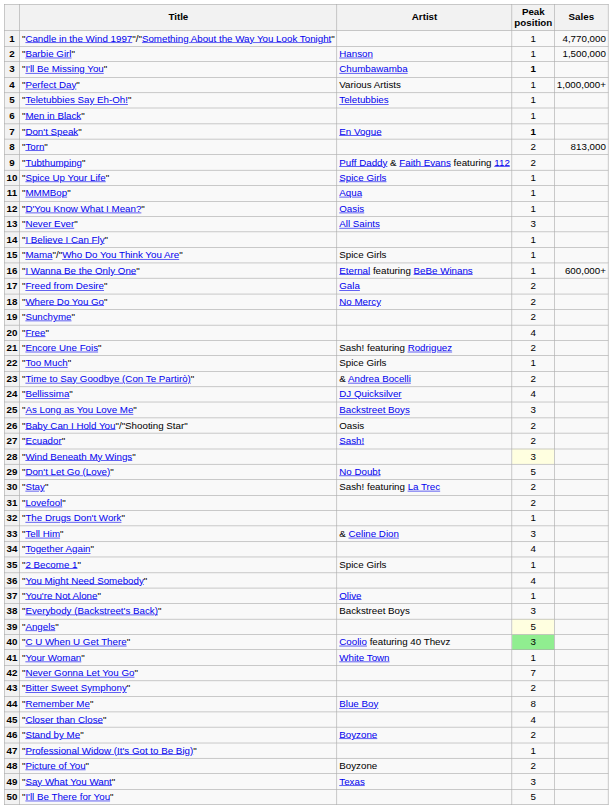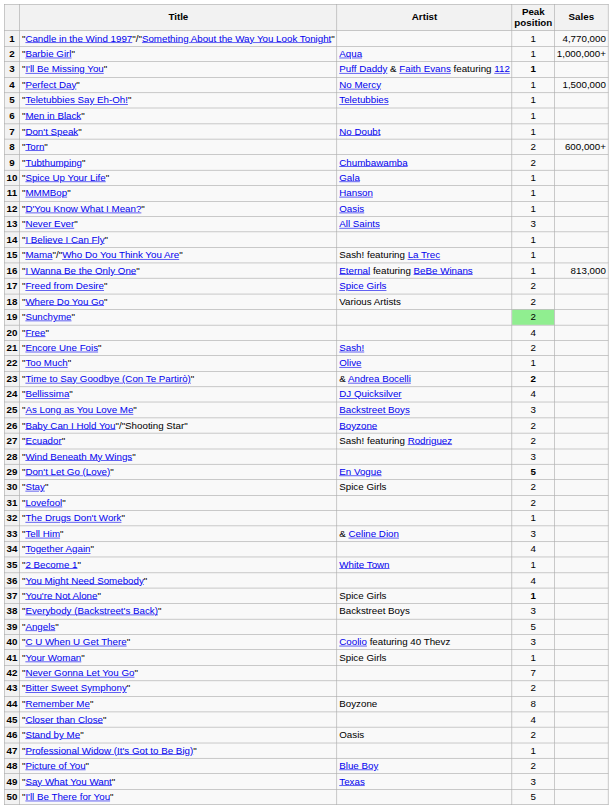(356, 54) Hanson -> (351, 54) Aqua
(584, 54) 1,500,000 -> (581, 54) 1,000,000+
(373, 69) Chumbawamba -> (425, 69) Puff Daddy & Faith Evans featuring 112
(370, 85) Various Artists -> (360, 85) No Mercy
(581, 85) 1,000,000+ -> (584, 85) 1,500,000
(360, 131) En Vogue -> (360, 131) No Doubt
(533, 131) bold -> (533, 131) normal
(588, 147) 813,000 -> (585, 147) 600,000+
(425, 162) Puff Daddy & Faith Evans featuring 112 -> (373, 162) Chumbawamba
(363, 178) Spice Girls -> (350, 178) Gala
(351, 193) Aqua -> (356, 193) Hanson
(363, 255) Spice Girls -> (390, 255) Sash! featuring La Trec
(585, 270) 600,000+ -> (588, 270) 813,000
(350, 286) Gala -> (363, 286) Spice Girls
(360, 301) No Mercy -> (370, 301) Various Artists
(533, 317) no background -> (533, 317) lightgreen background
(396, 348) Sash! featuring Rodriguez -> (352, 348) Sash!
(363, 363) Spice Girls -> (350, 363) Olive
(533, 379) normal -> (533, 379) bold
(352, 425) Oasis -> (358, 425) Boyzone
(352, 441) Sash! -> (396, 441) Sash! featuring Rodriguez
(533, 456) lightyellow background -> (533, 456) no background
(360, 472) No Doubt -> (360, 472) En Vogue
(533, 472) normal -> (533, 472) bold
(390, 487) Sash! featuring La Trec -> (363, 487) Spice Girls
(363, 564) Spice Girls -> (364, 564) White Town
(350, 595) Olive -> (363, 595) Spice Girls
(533, 595) normal -> (533, 595) bold
(533, 626) lightyellow background -> (533, 626) no background
(533, 642) lightgreen background -> (533, 642) no background
(364, 657) White Town -> (363, 657) Spice Girls
(359, 704) Blue Boy -> (358, 704) Boyzone
(358, 735) Boyzone -> (352, 735) Oasis
(358, 766) Boyzone -> (359, 766) Blue Boy
